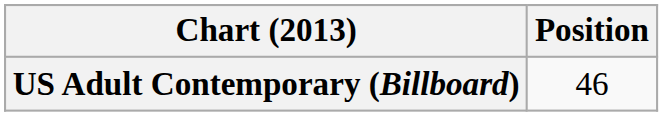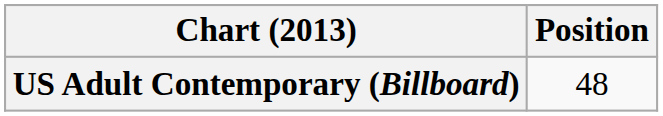(592, 83) 46 -> (592, 83) 48
